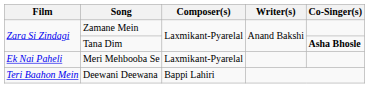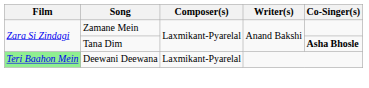- row: (121, 59)
(43, 75) no background -> (43, 59) lightgreen background
(189, 75) Bappi Lahiri -> (202, 59) Laxmikant-Pyarelal
